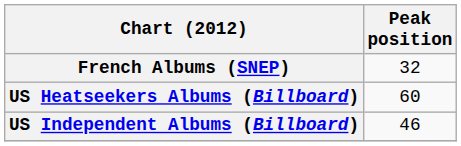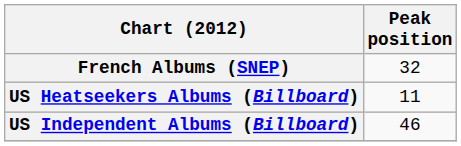(410, 97) 60 -> (410, 97) 11
